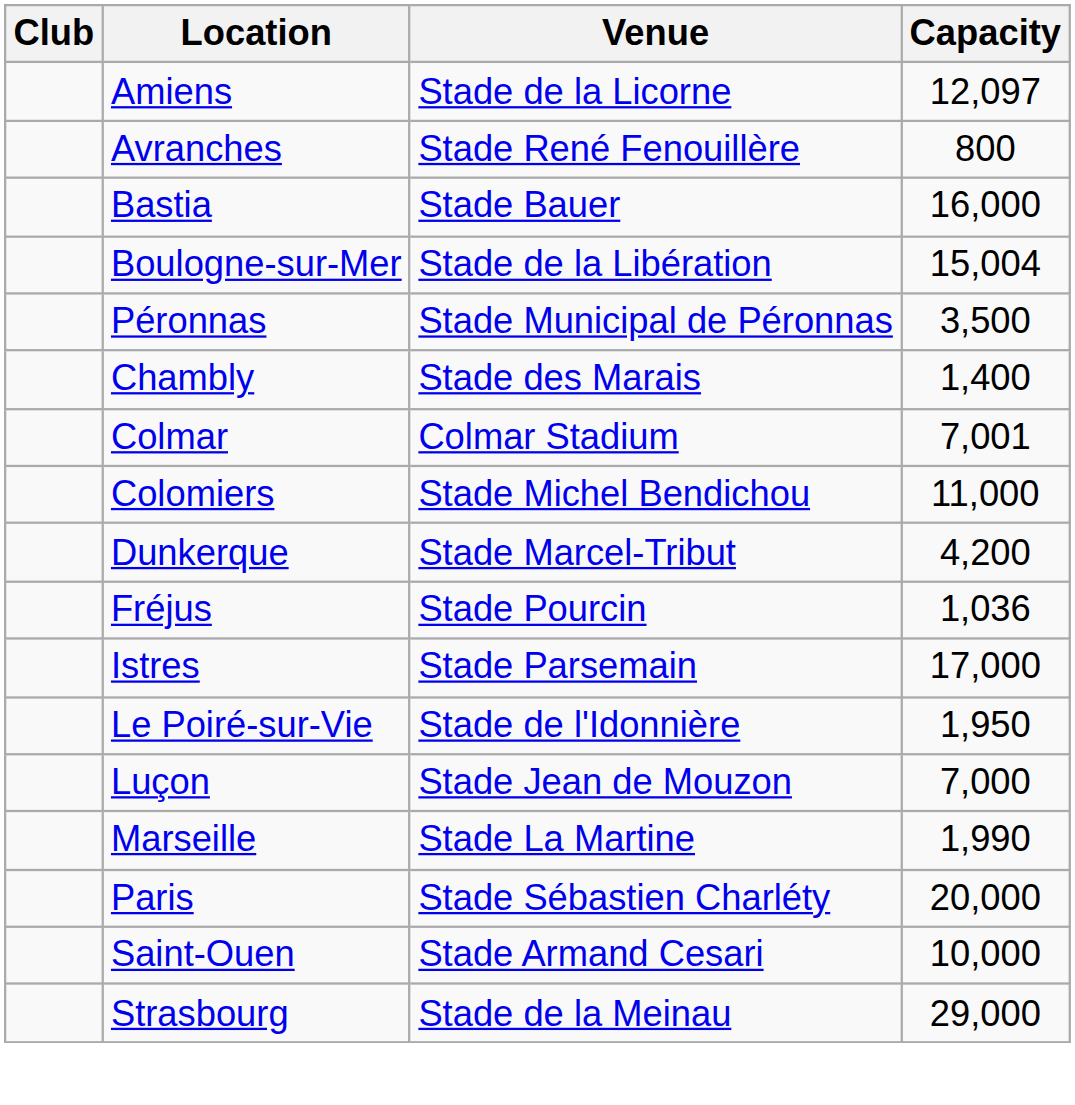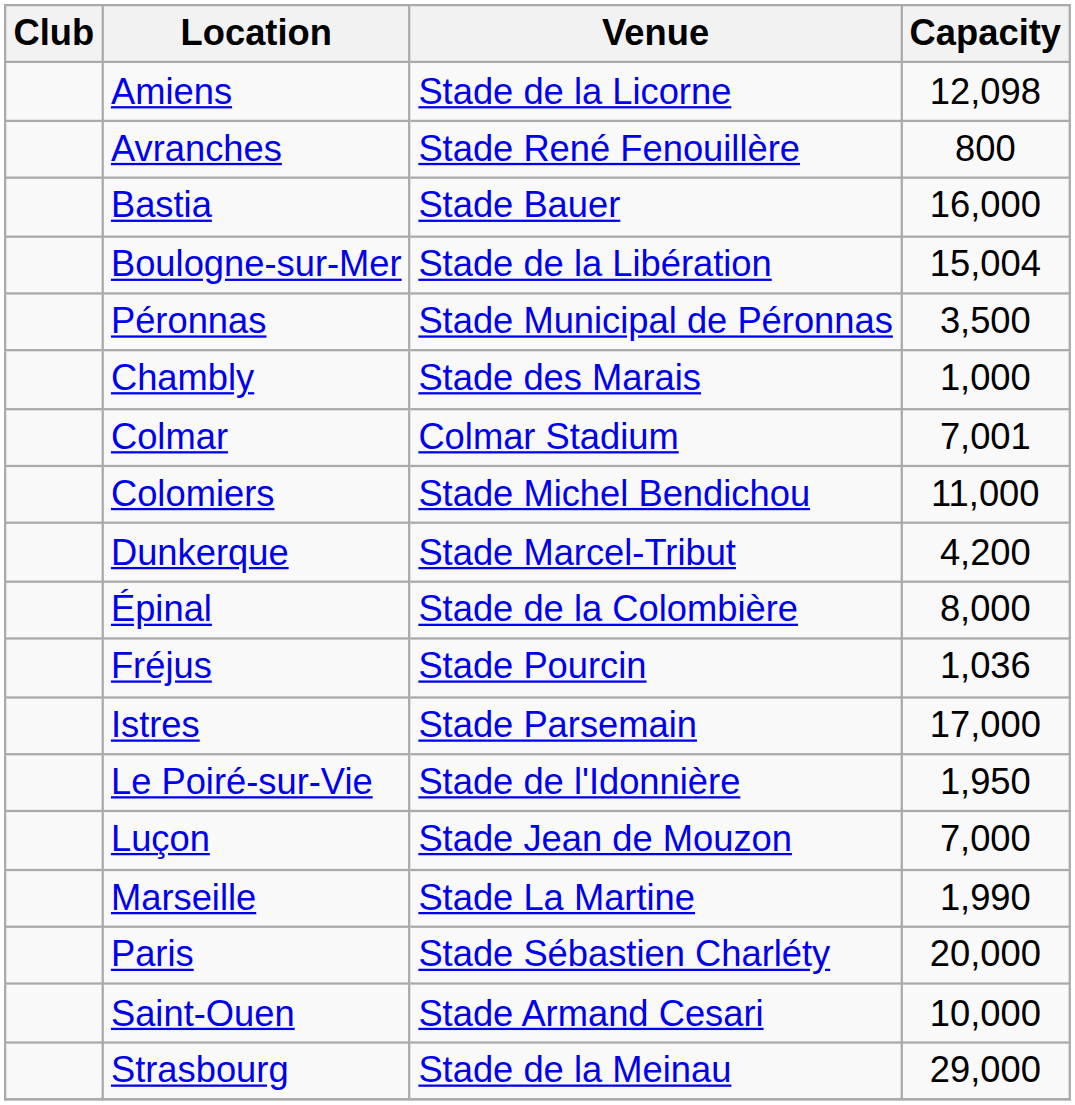(985, 90) 12,097 -> (985, 90) 12,098
(985, 378) 1,400 -> (985, 378) 1,000
+ row: (161, 609)
